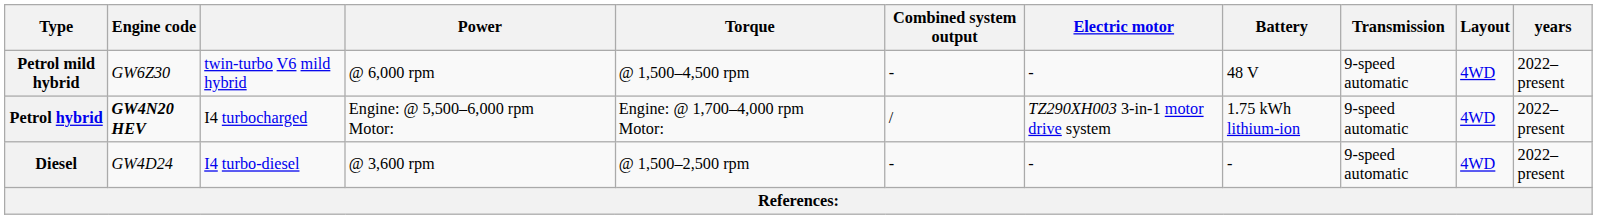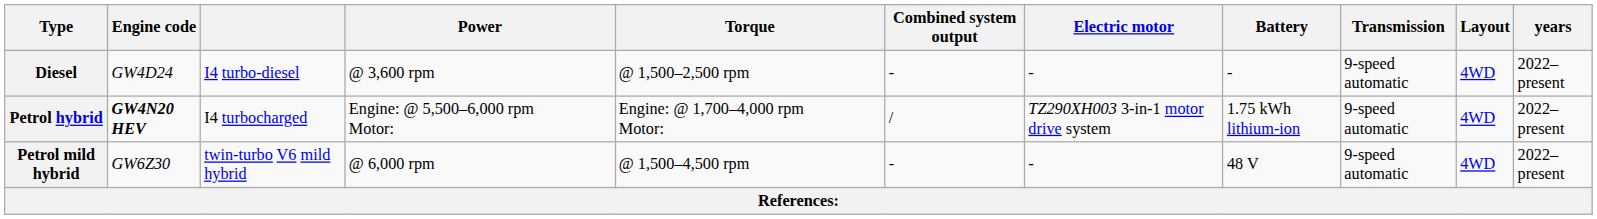rows swapped: (56, 73) <-> (56, 164)
